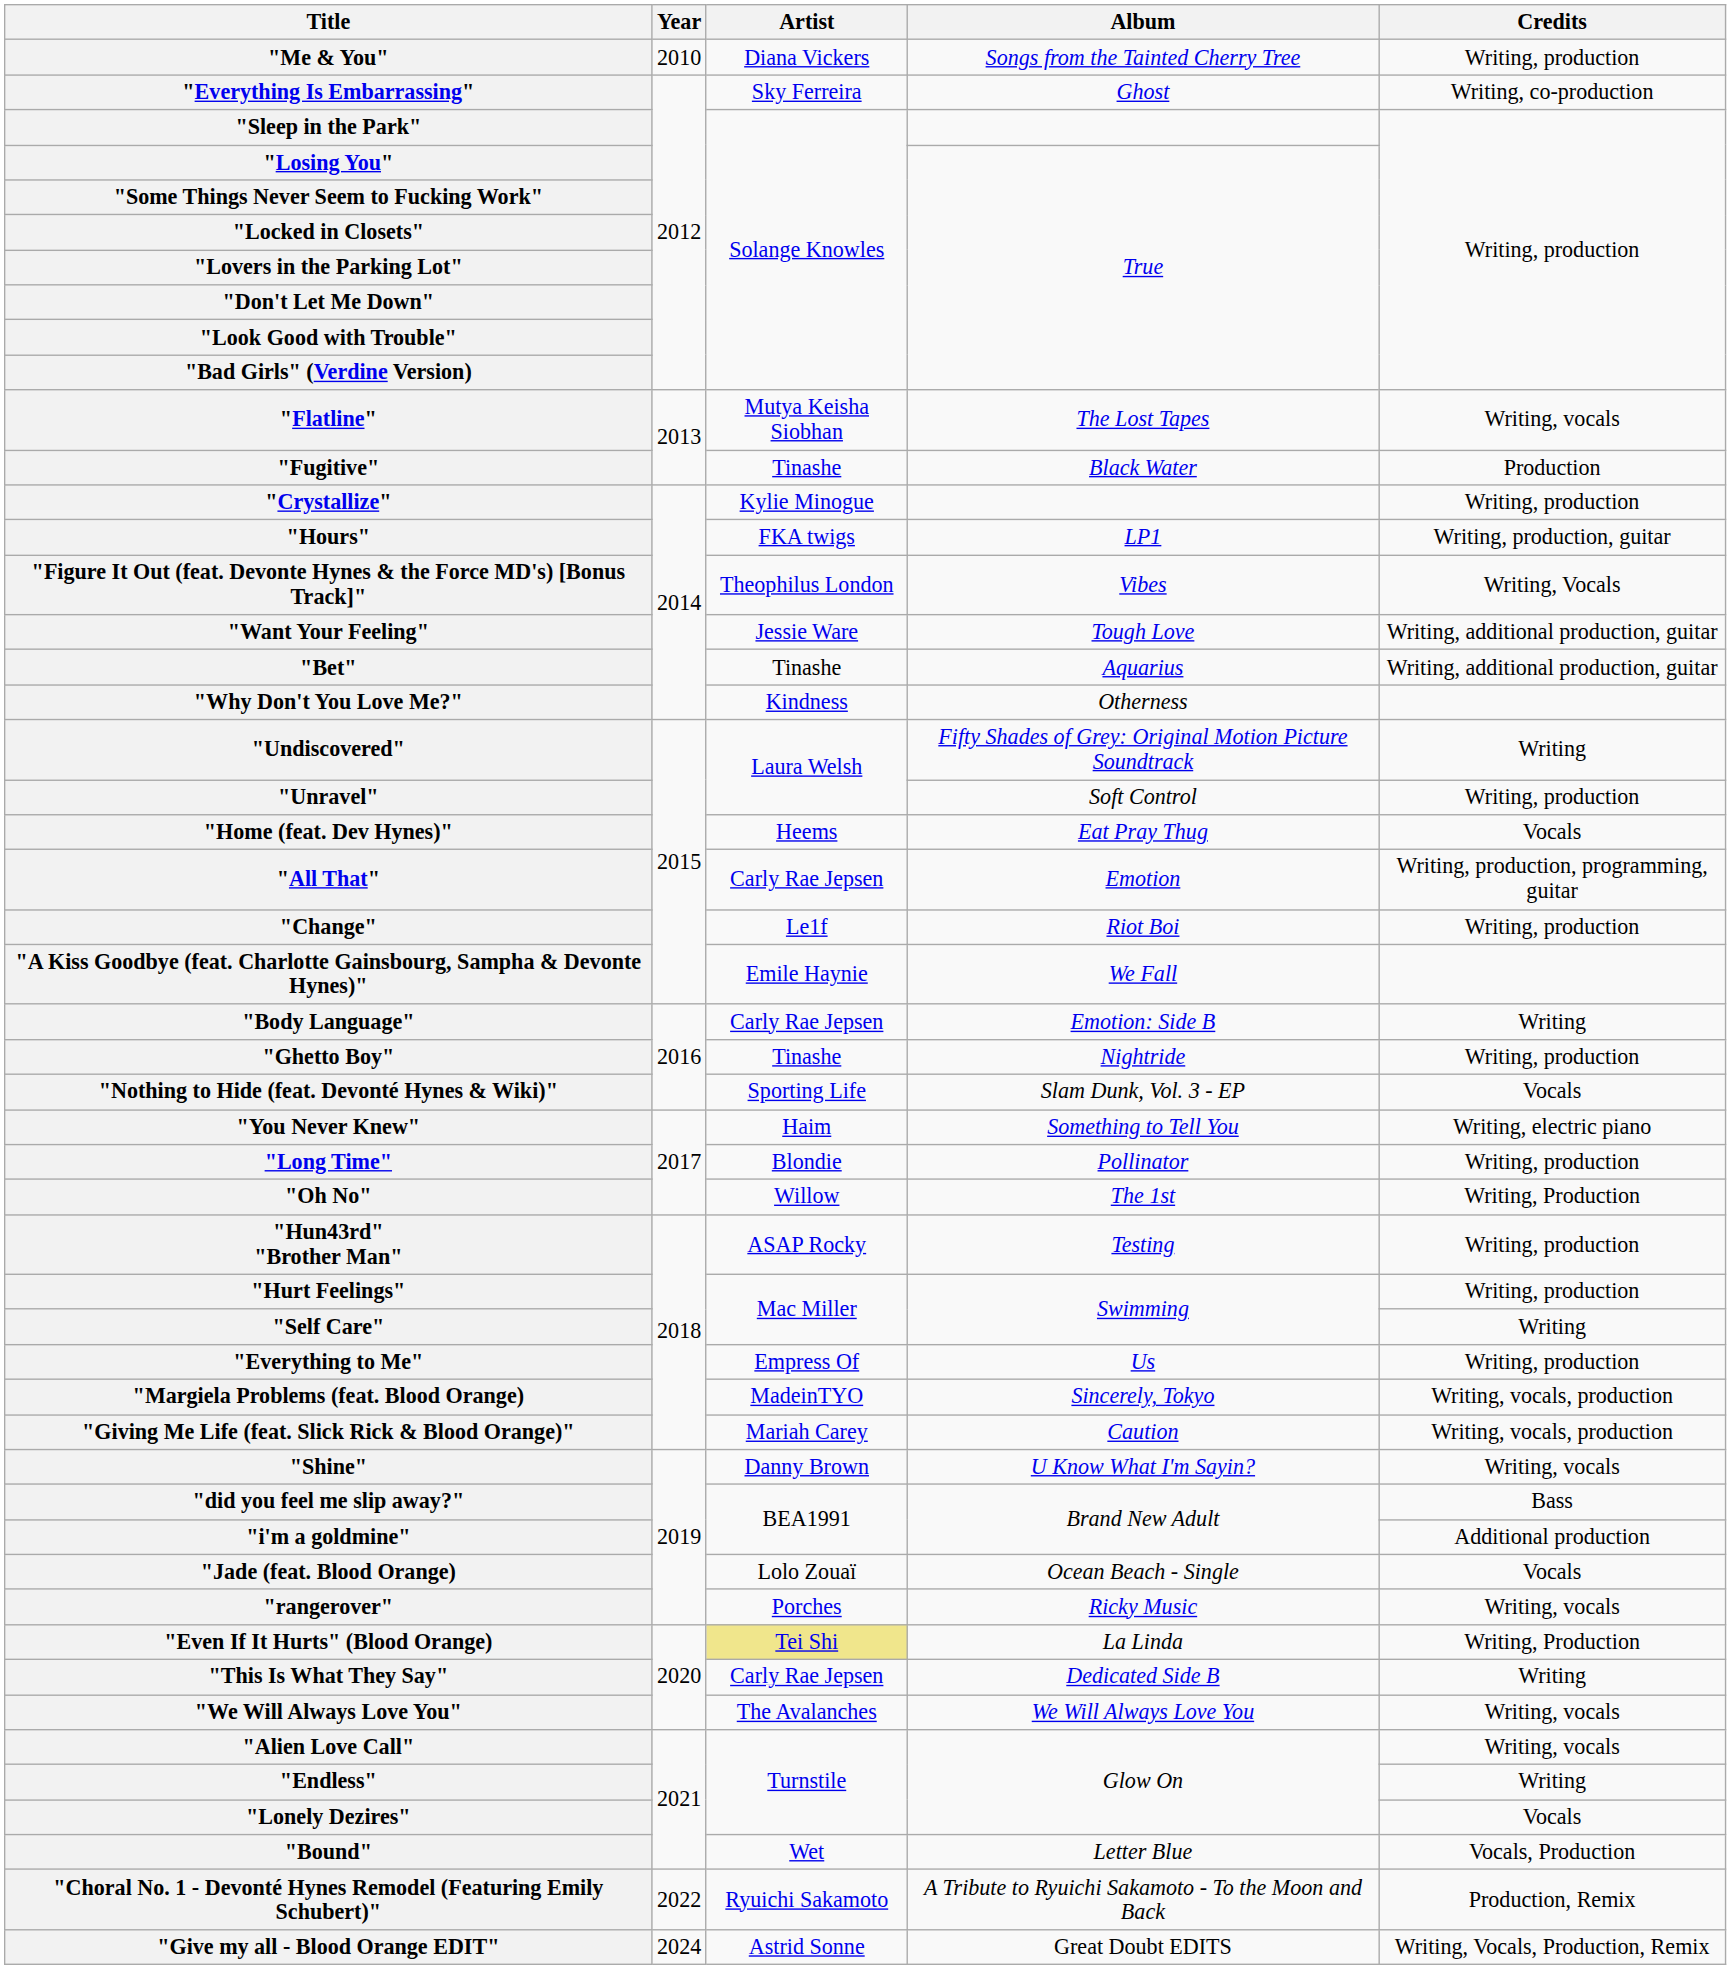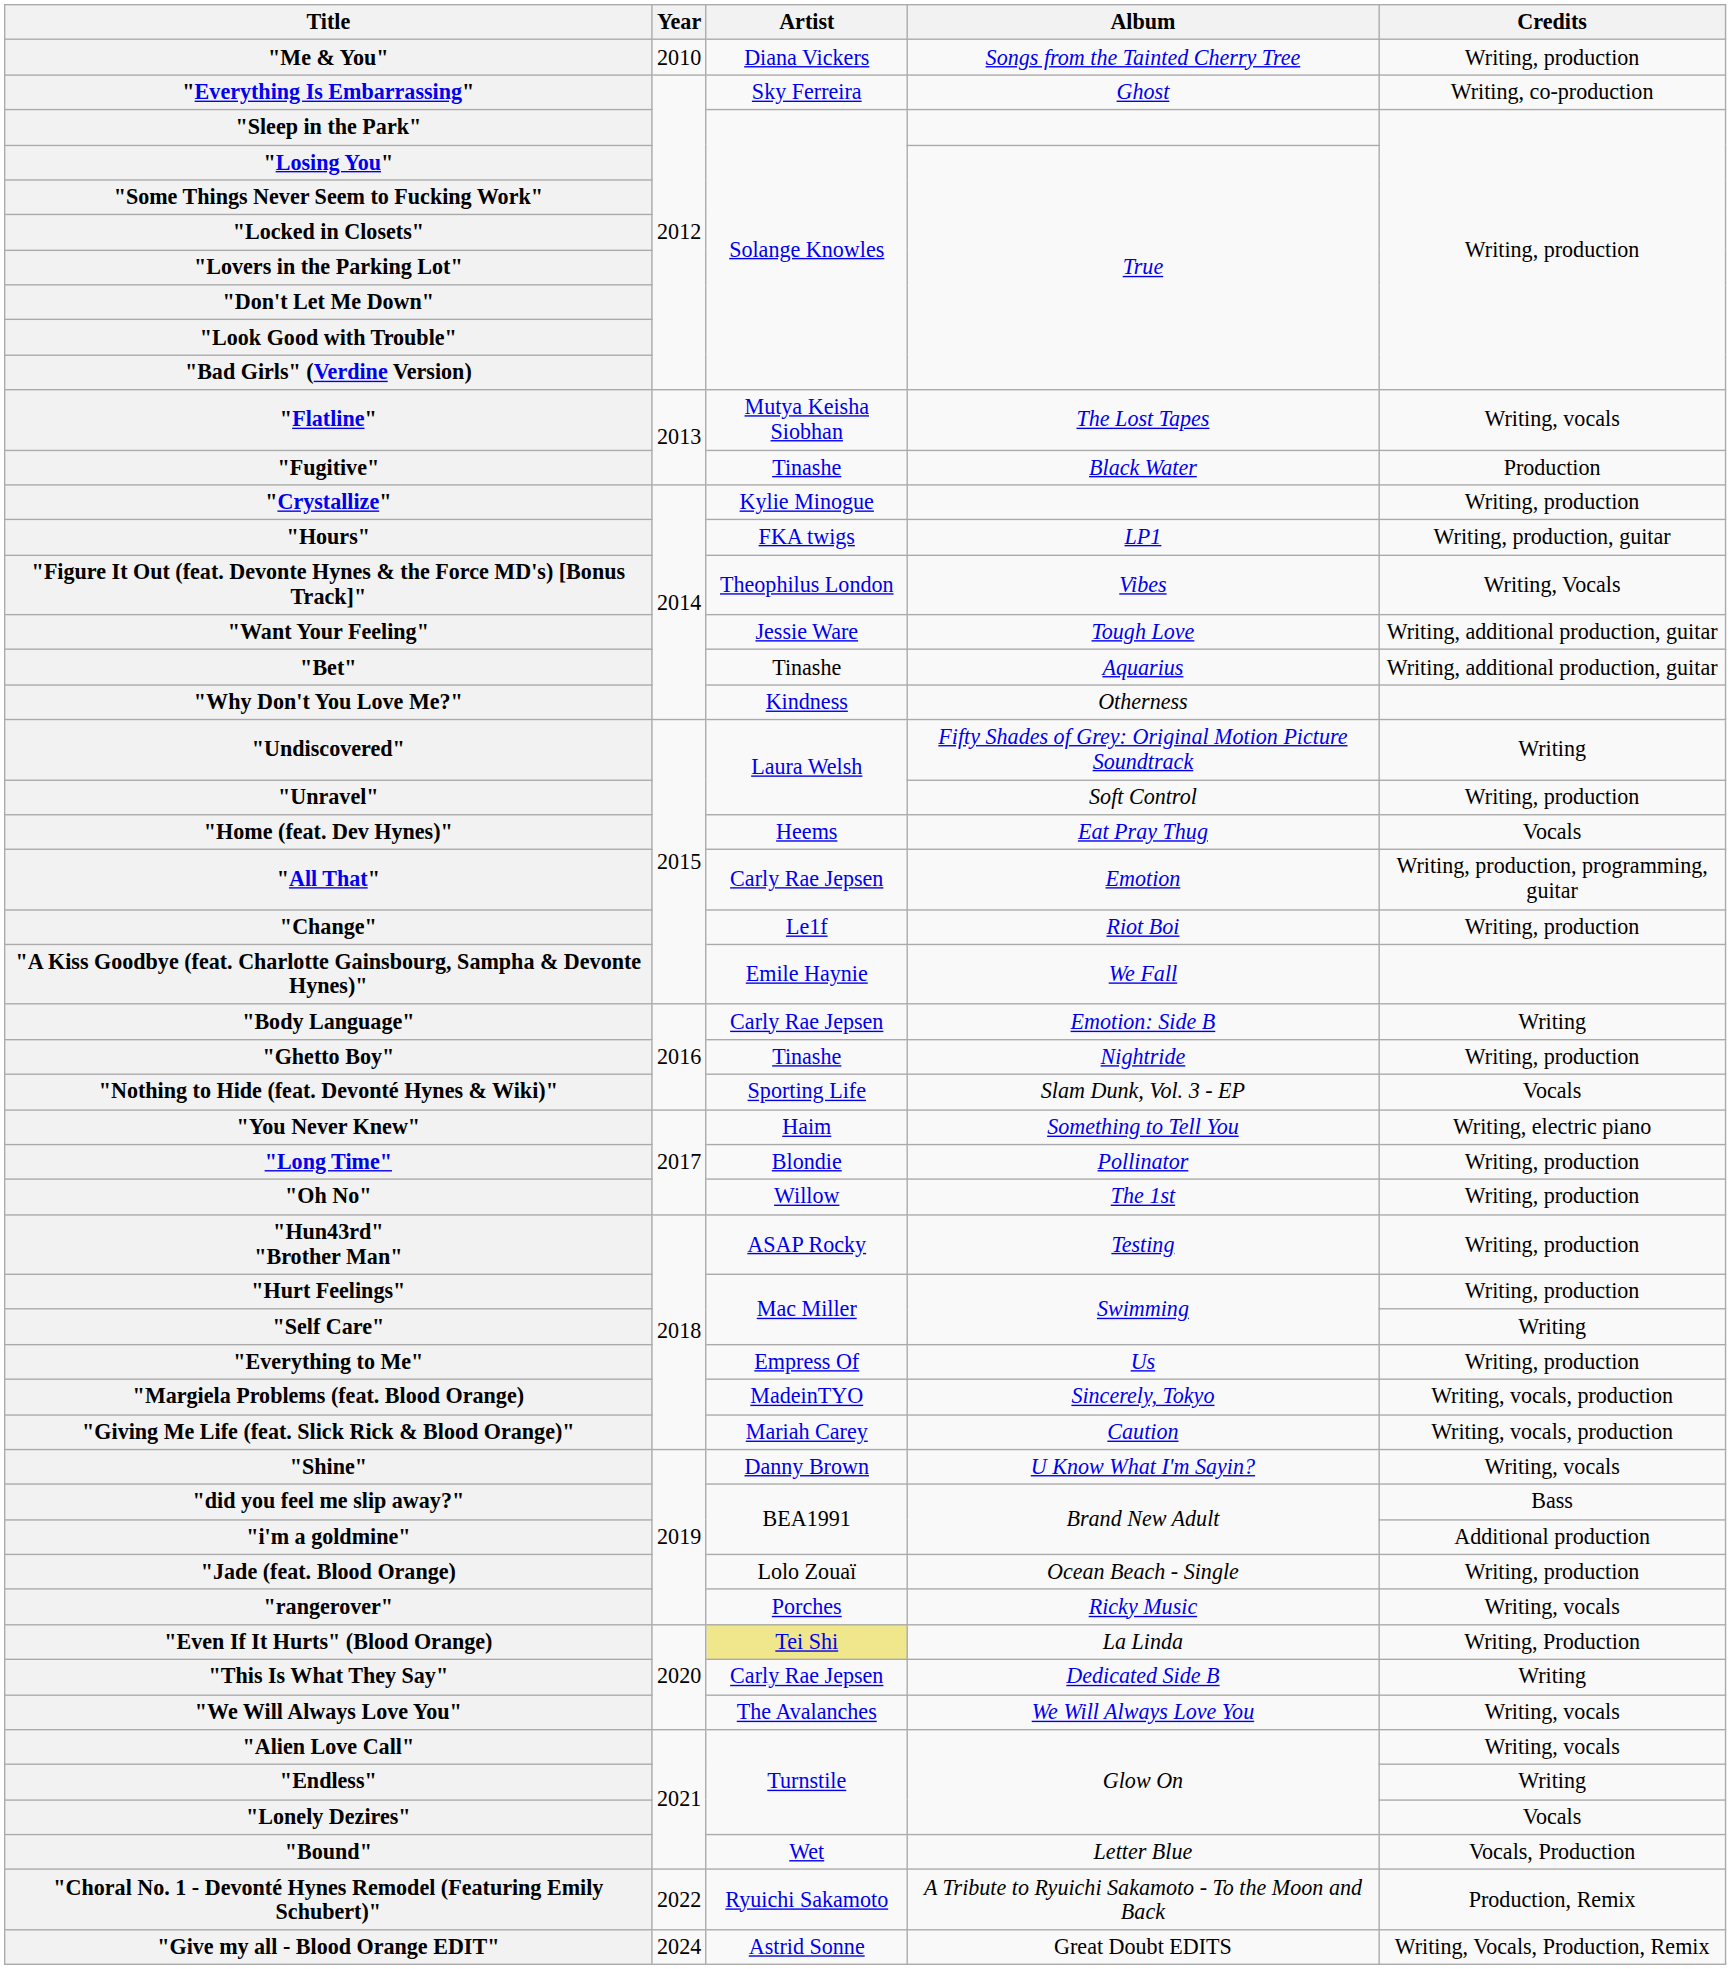(1552, 1196) Writing, Production -> (1552, 1196) Writing, production
(1552, 1571) Vocals -> (1552, 1571) Writing, production
